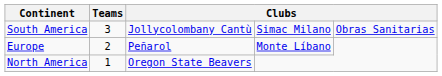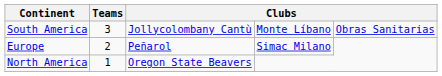(294, 30) Simac Milano -> (294, 30) Monte Líbano
(294, 46) Monte Líbano -> (294, 46) Simac Milano
